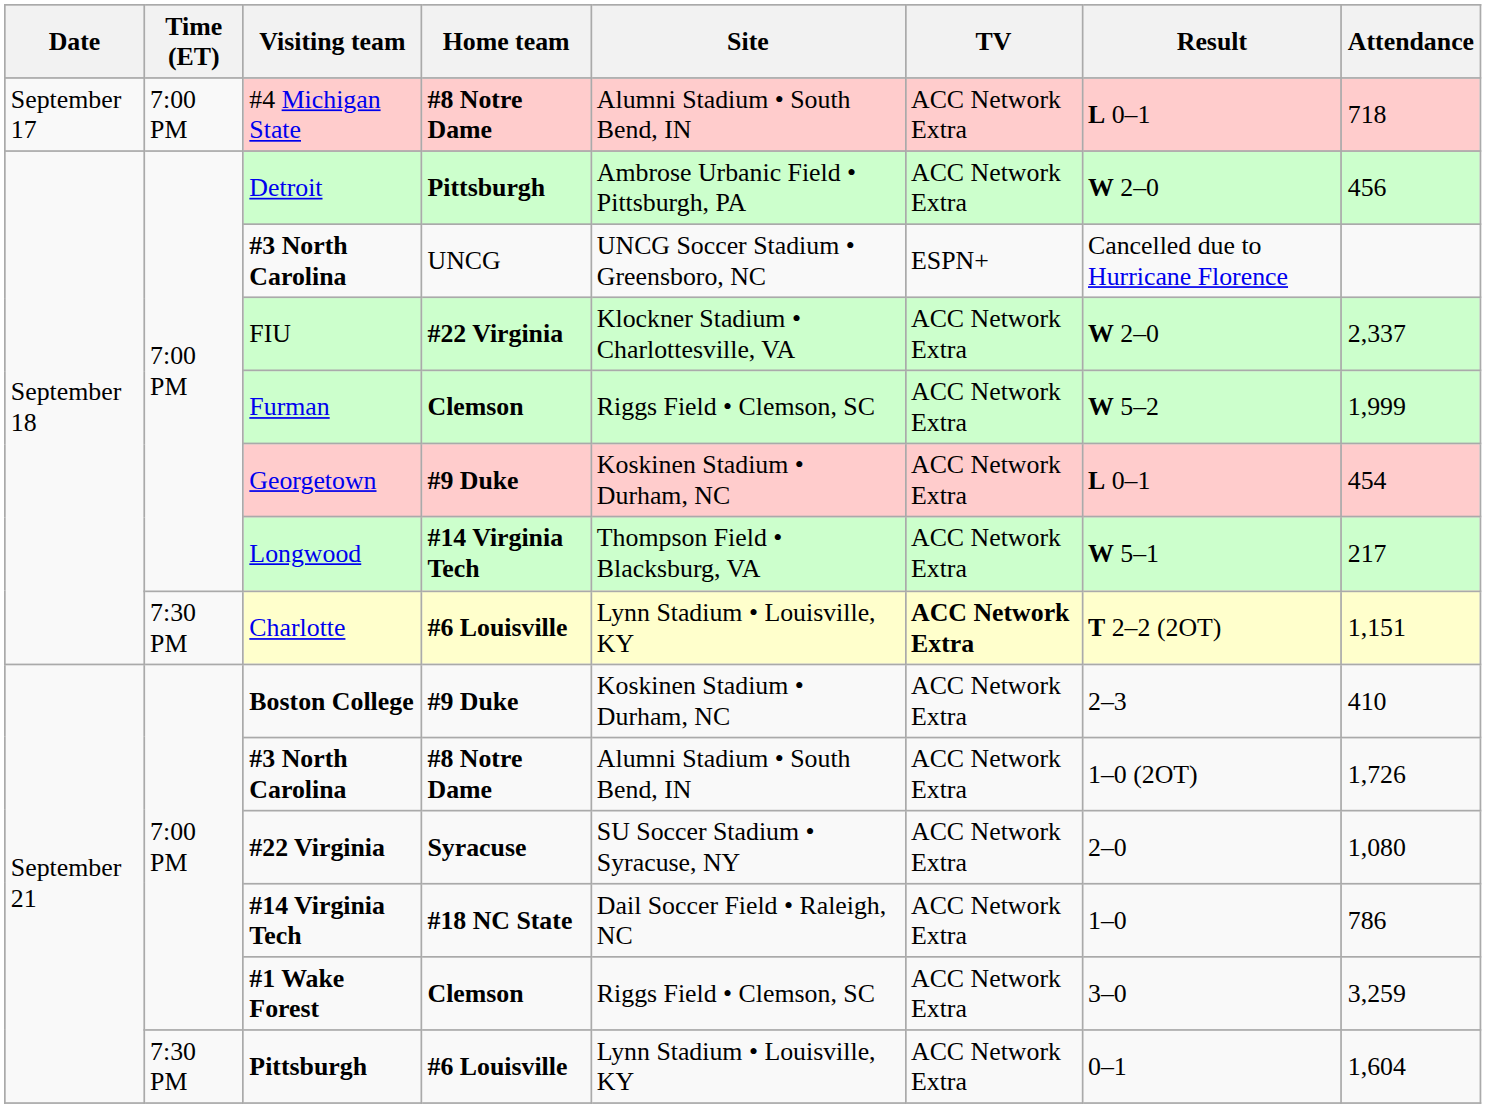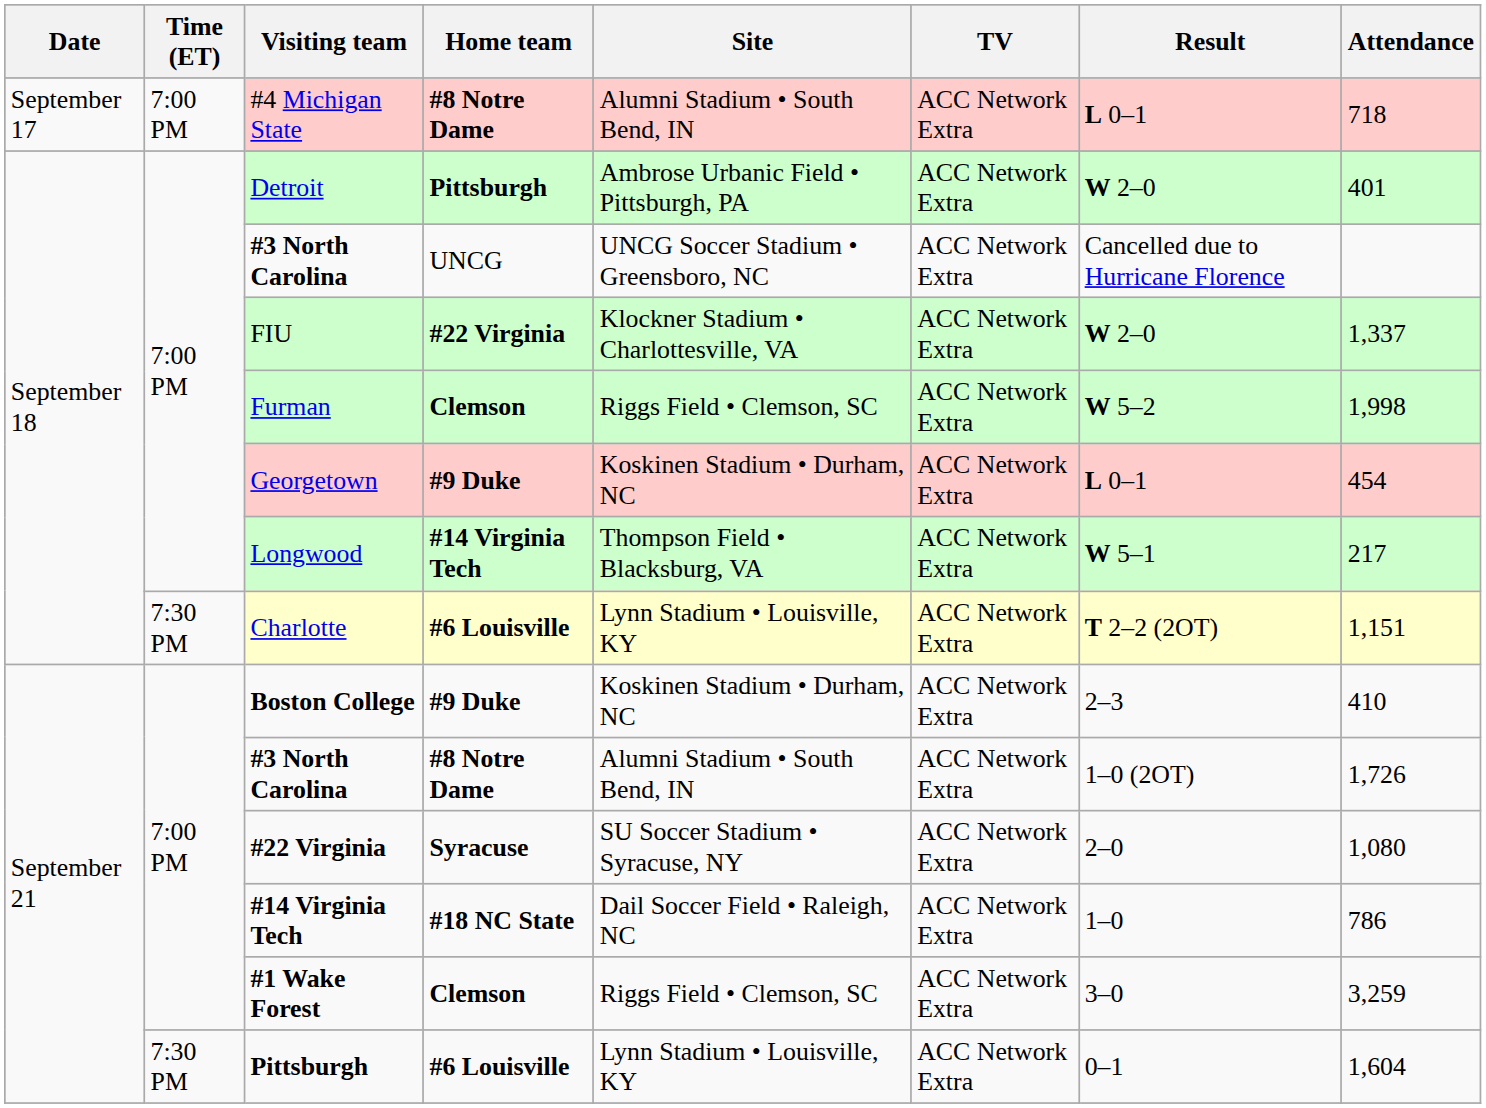(1367, 187) 456 -> (1367, 187) 401
(950, 260) ESPN+ -> (992, 260) ACC Network Extra
(1377, 334) 2,337 -> (1377, 334) 1,337
(1377, 407) 1,999 -> (1377, 407) 1,998
(990, 626) bold -> (992, 626) normal
